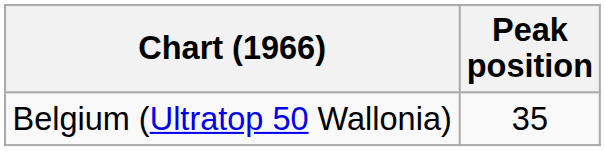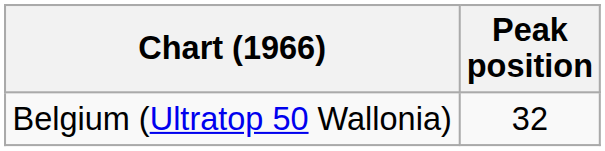(530, 118) 35 -> (530, 118) 32
